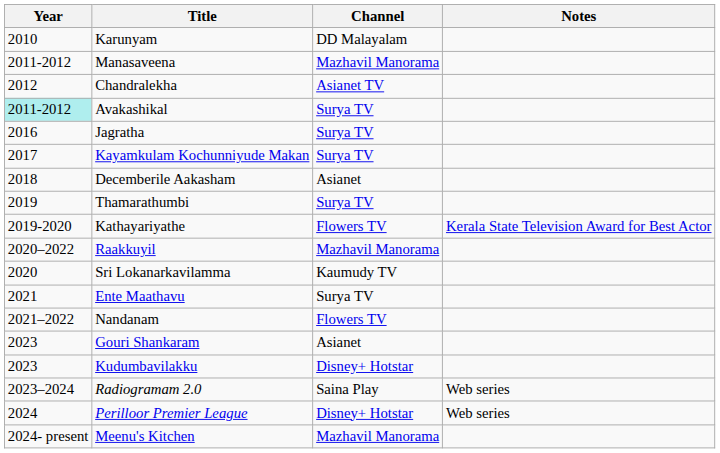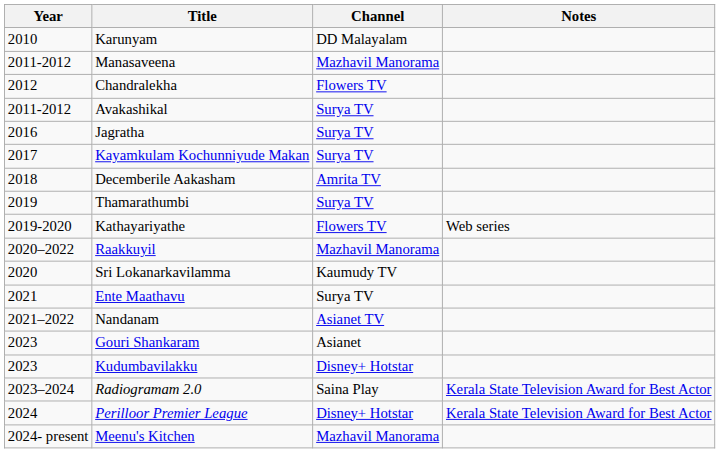(350, 86) Asianet TV -> (351, 86) Flowers TV
(39, 109) paleturquoise background -> (39, 109) no background
(339, 179) Asianet -> (349, 179) Amrita TV
(579, 226) Kerala State Television Award for Best Actor -> (478, 226) Web series
(351, 319) Flowers TV -> (350, 319) Asianet TV
(478, 389) Web series -> (579, 389) Kerala State Television Award for Best Actor
(478, 413) Web series -> (579, 413) Kerala State Television Award for Best Actor
